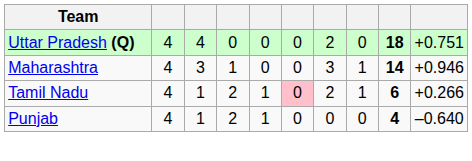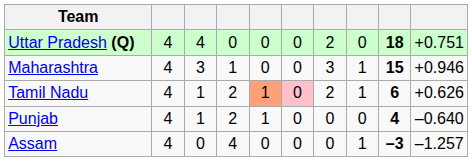(395, 67) 14 -> (395, 67) 15
(265, 93) no background -> (265, 93) lightsalmon background
(439, 93) +0.266 -> (439, 93) +0.626
+ row: (33, 144)
